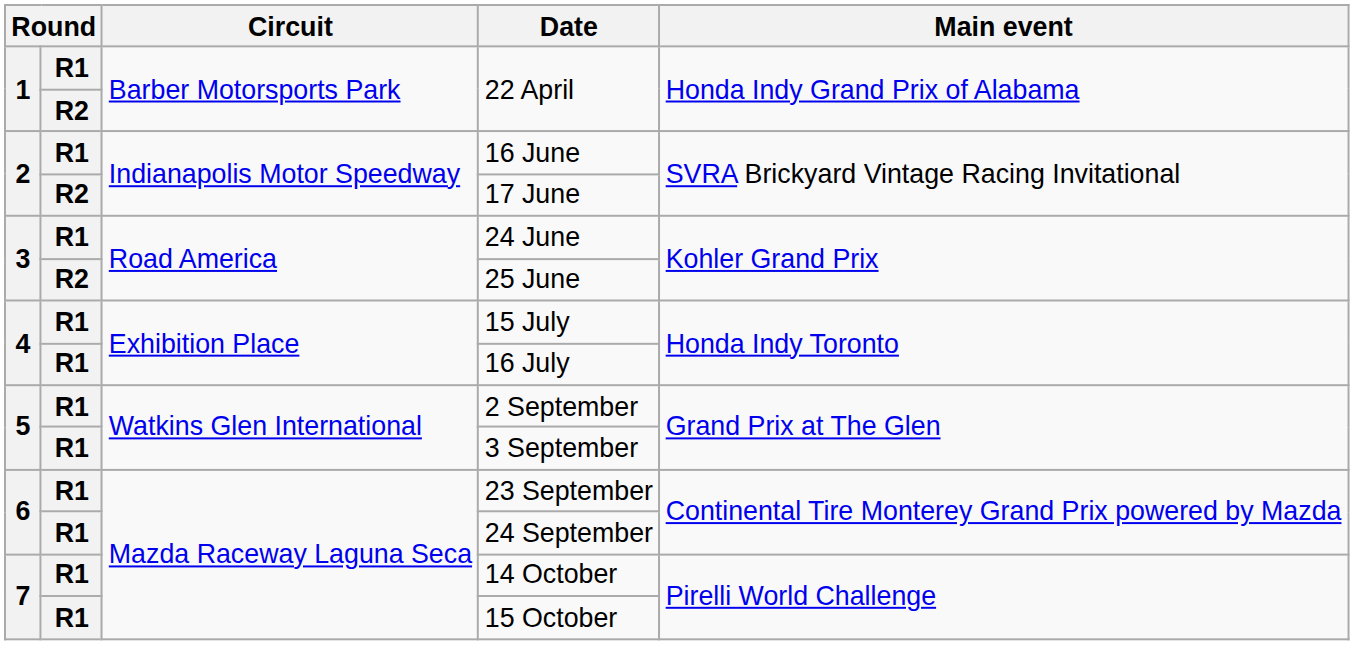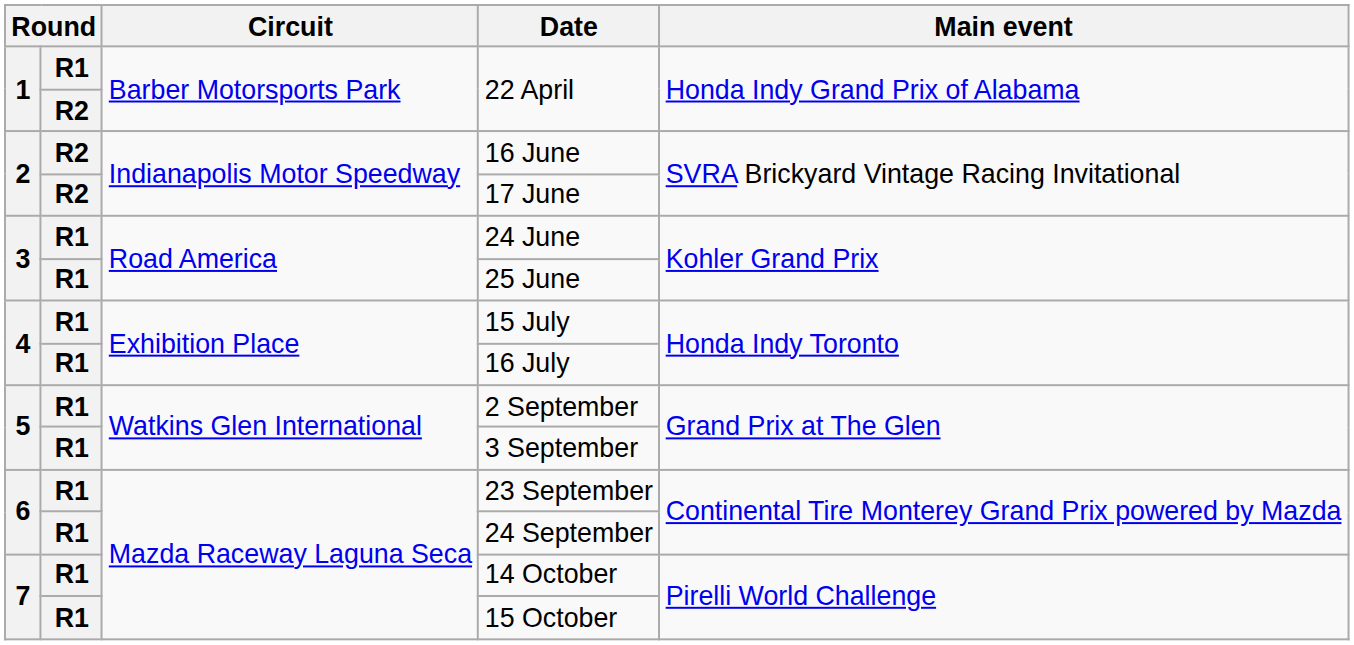(72, 152) R1 -> (72, 152) R2
(72, 279) R2 -> (72, 279) R1
